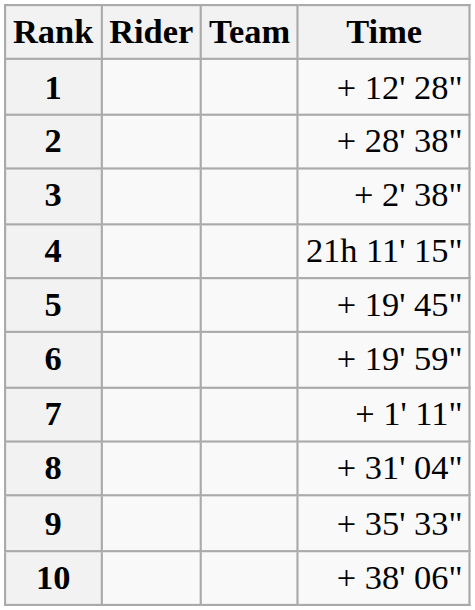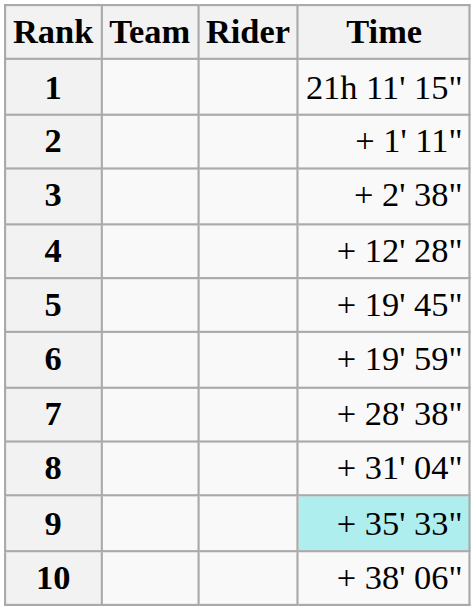columns swapped: (151, 31) <-> (250, 31)
(400, 86) + 12' 28" -> (384, 86) 21h 11' 15"
(400, 140) + 28' 38" -> (409, 140) + 1' 11"
(384, 250) 21h 11' 15" -> (400, 250) + 12' 28"
(409, 413) + 1' 11" -> (400, 413) + 28' 38"
(400, 522) no background -> (400, 522) paleturquoise background
